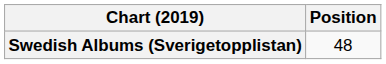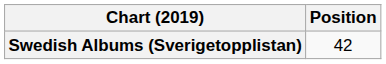(343, 44) 48 -> (343, 44) 42
